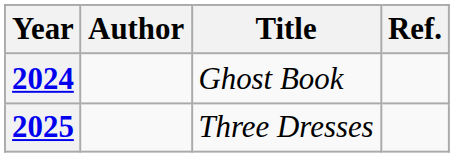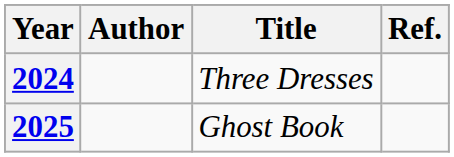(271, 77) Ghost Book -> (286, 77) Three Dresses
(286, 126) Three Dresses -> (271, 126) Ghost Book
